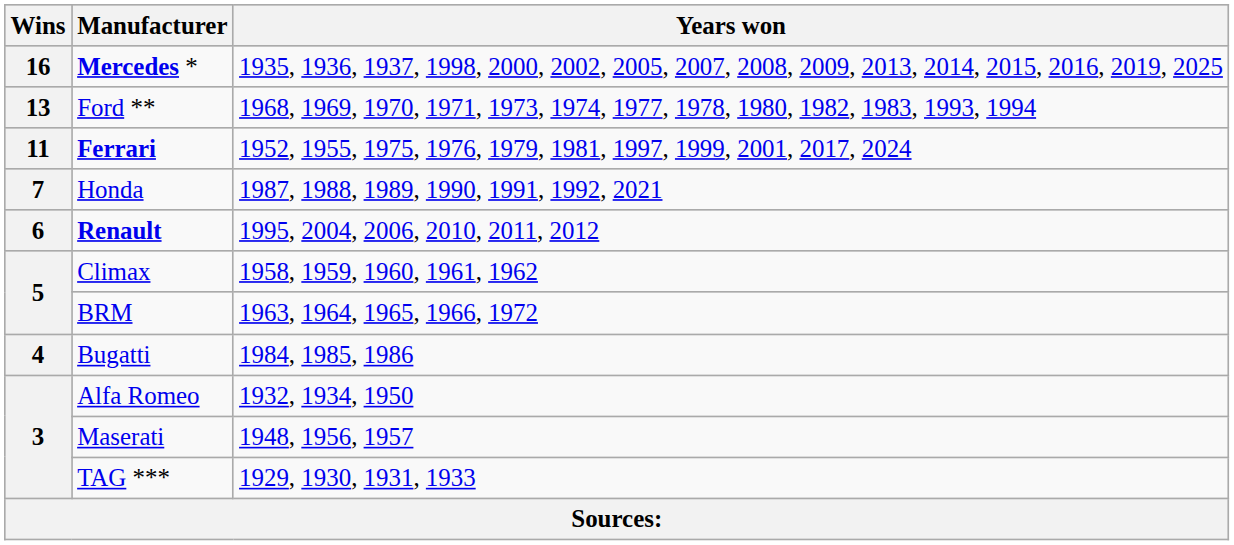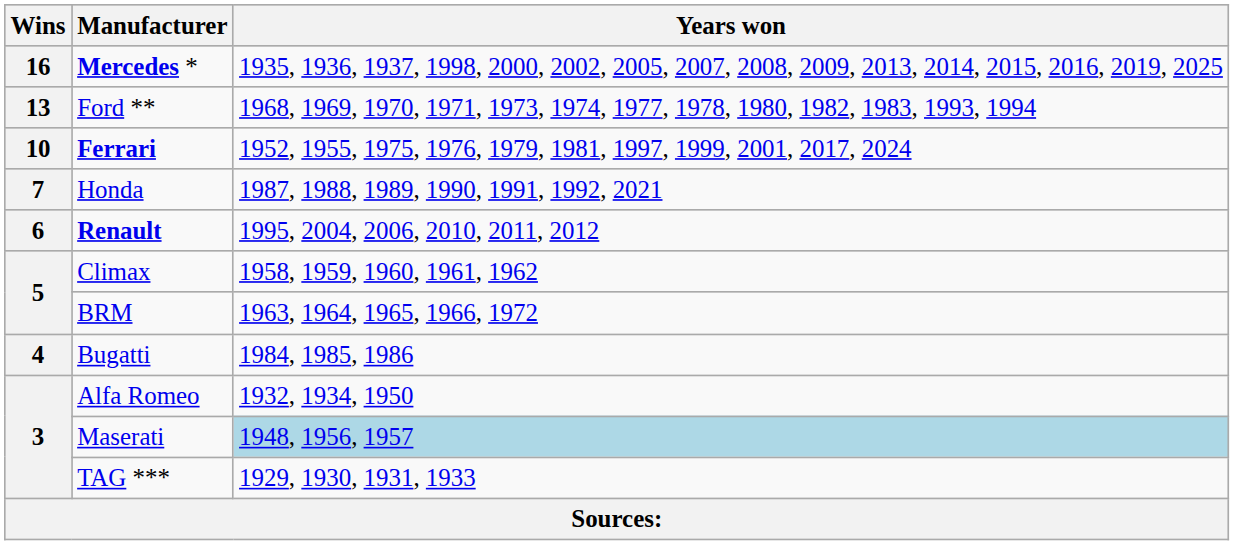(38, 148) 11 -> (38, 148) 10
(326, 436) no background -> (326, 436) lightblue background
